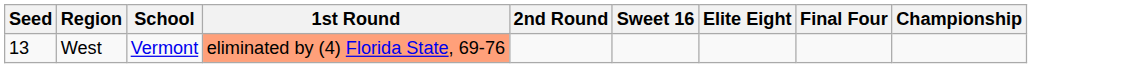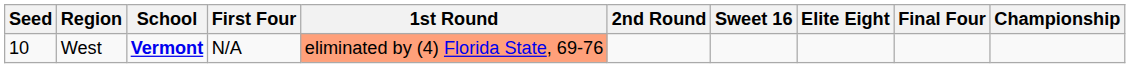+ column: (254, 19)
(19, 48) 13 -> (19, 48) 10
(164, 48) normal -> (167, 48) bold
